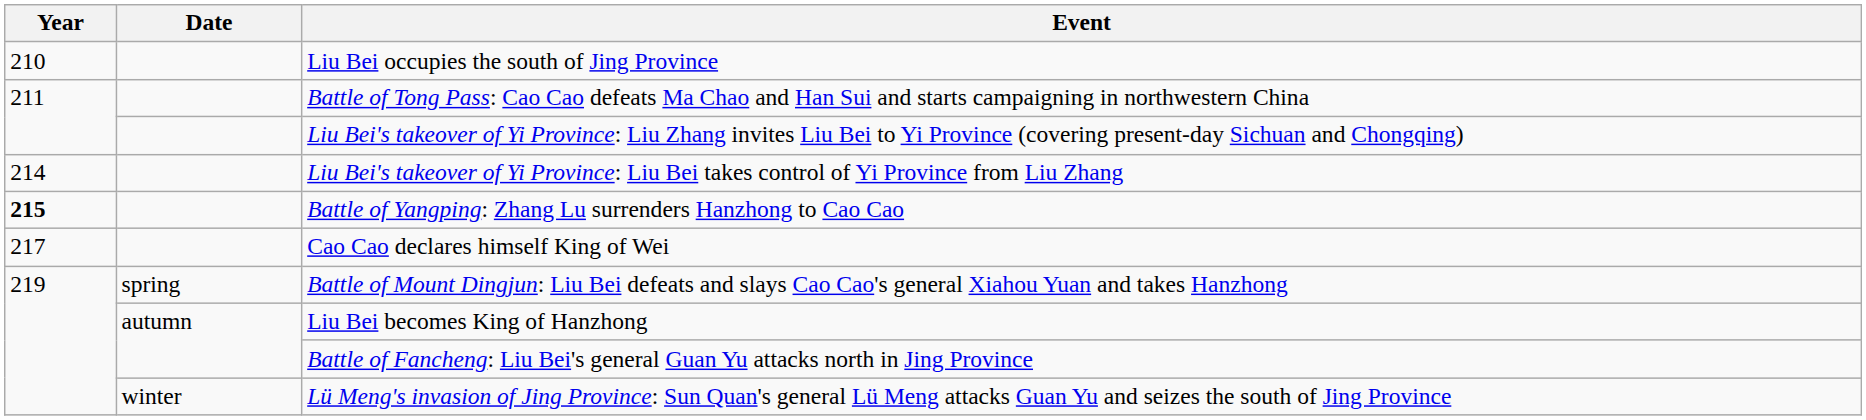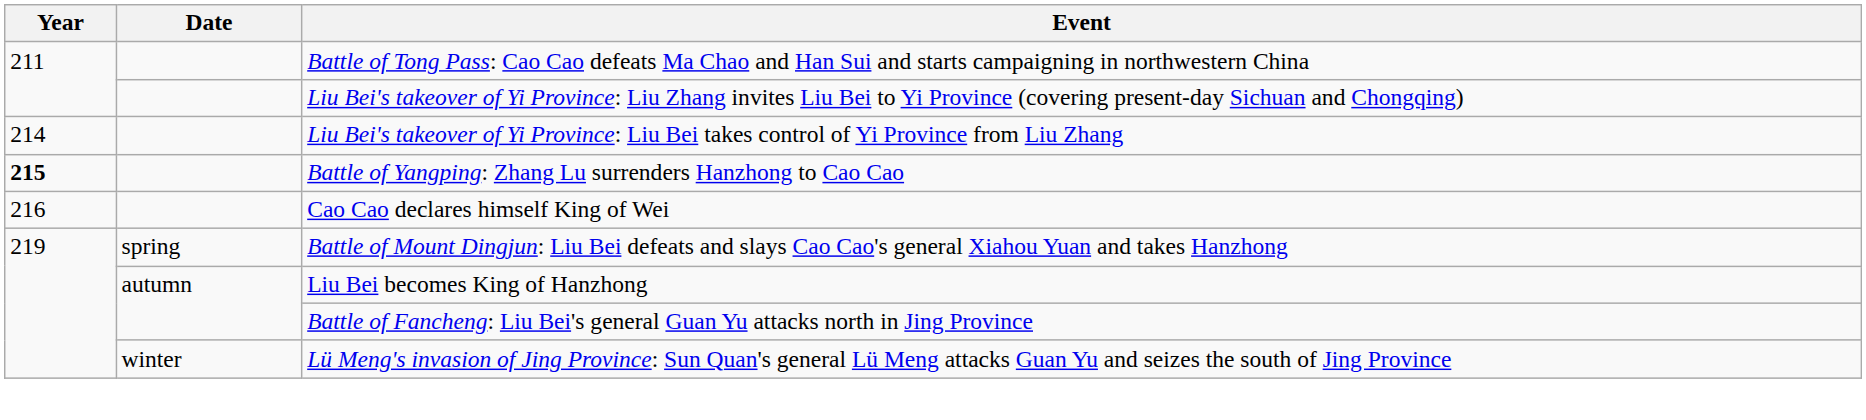- row: (513, 60)
(28, 246) 217 -> (28, 209) 216
